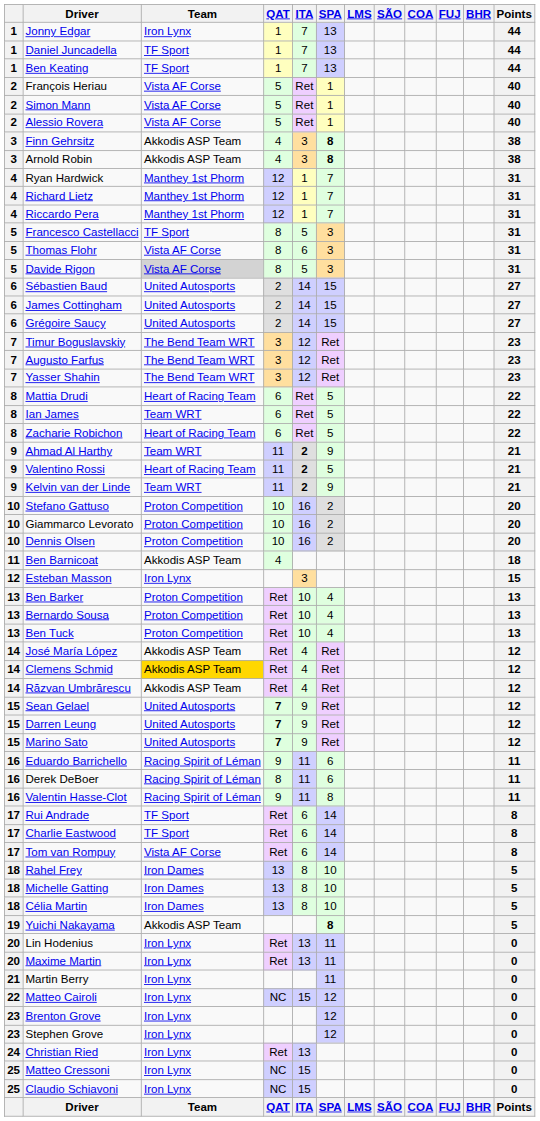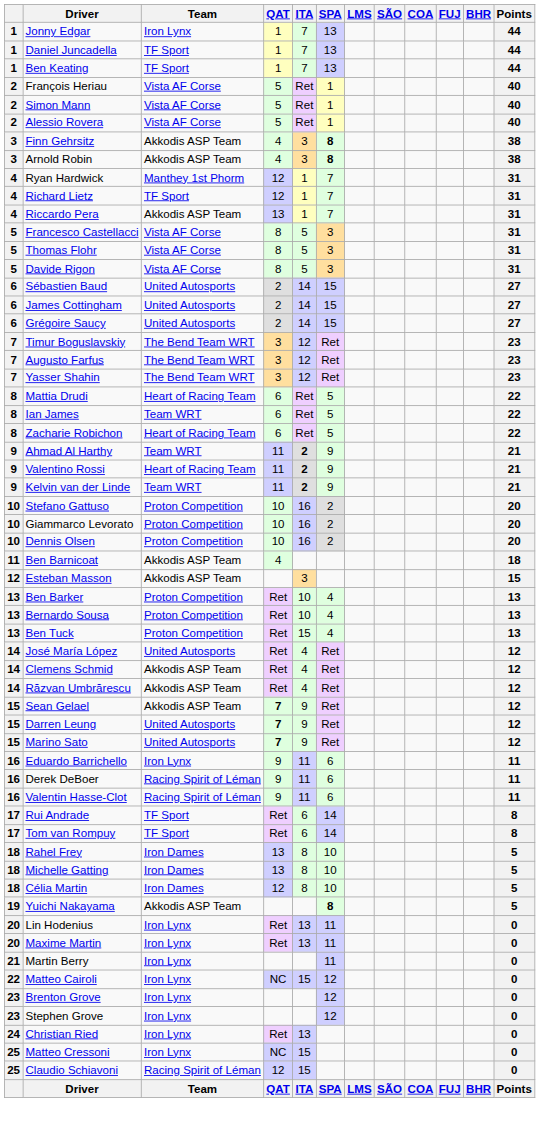(194, 195) Manthey 1st Phorm -> (166, 195) TF Sport
(194, 214) Manthey 1st Phorm -> (193, 214) Akkodis ASP Team
(278, 214) 12 -> (278, 214) 13
(166, 232) TF Sport -> (182, 232) Vista AF Corse
(304, 250) 6 -> (304, 250) 5
(182, 268) lightgrey background -> (182, 268) no background
(330, 469) 5 -> (330, 469) 9
(168, 578) Iron Lynx -> (193, 578) Akkodis ASP Team
(304, 633) 10 -> (304, 633) 15
(193, 651) Akkodis ASP Team -> (190, 651) United Autosports
(193, 669) gold background -> (193, 669) no background
(190, 706) United Autosports -> (193, 706) Akkodis ASP Team
(202, 760) Racing Spirit of Léman -> (168, 760) Iron Lynx
(278, 778) 8 -> (278, 778) 9
(330, 797) 8 -> (330, 797) 6
- row: (71, 833)
(182, 851) Vista AF Corse -> (166, 833) TF Sport
(278, 906) 13 -> (278, 888) 12
(168, 1088) Iron Lynx -> (202, 1070) Racing Spirit of Léman
(278, 1088) NC -> (278, 1070) 12
